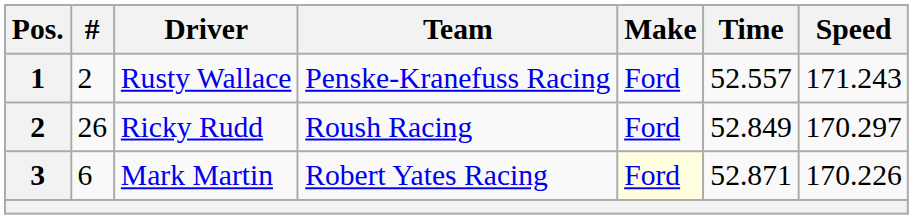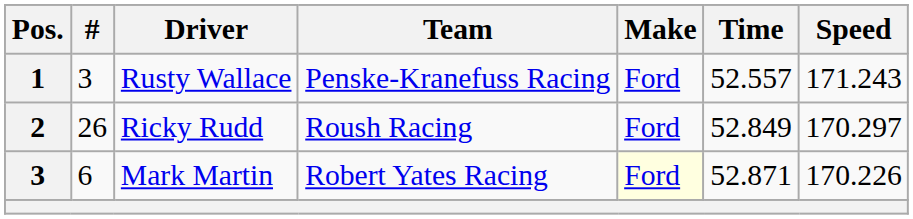(85, 77) 2 -> (85, 77) 3
